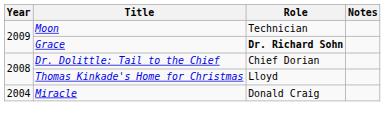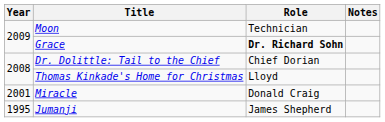(19, 93) 2004 -> (19, 93) 2001
+ row: (56, 109)
